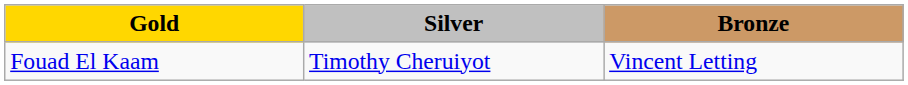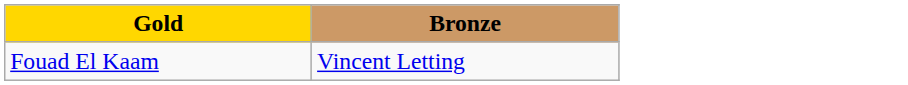- column: (454, 23)
